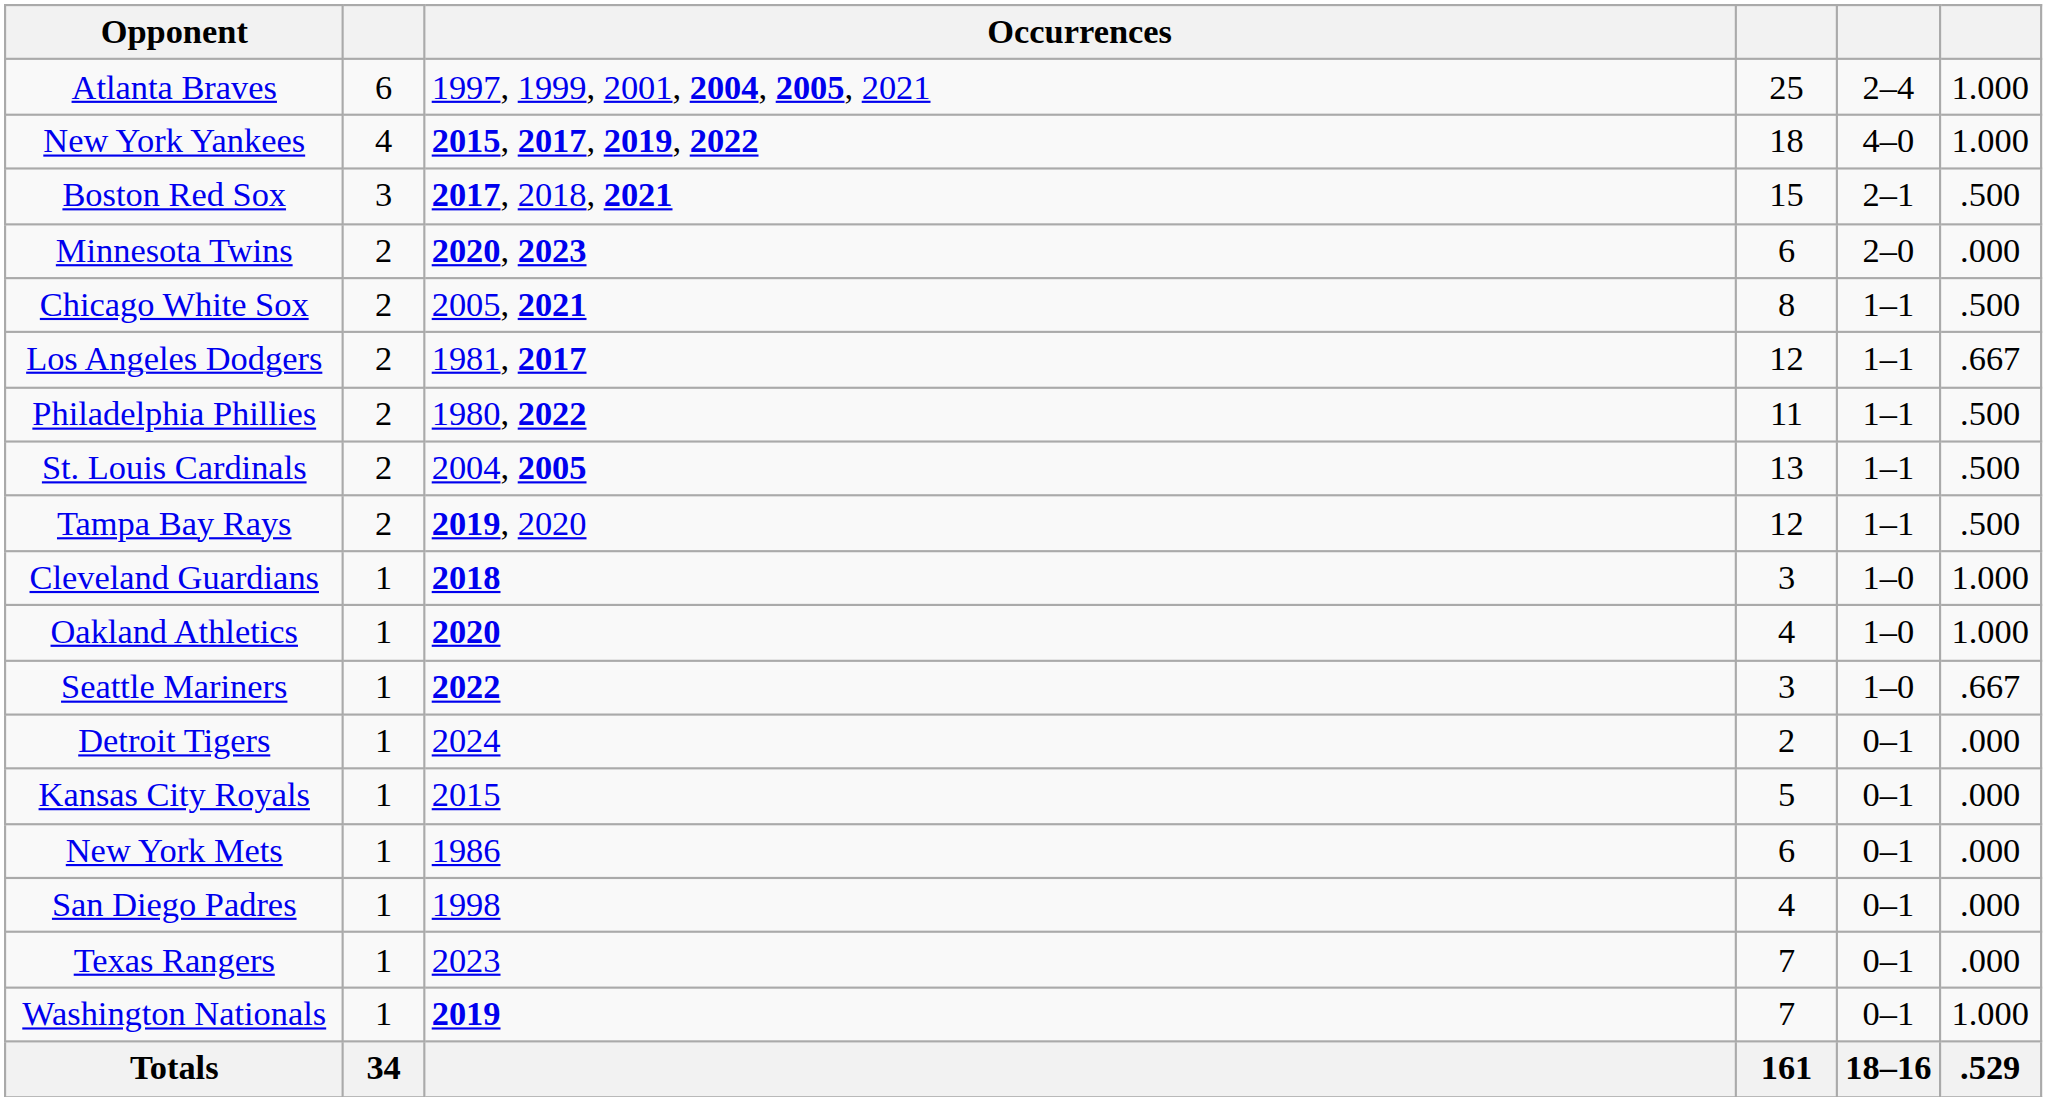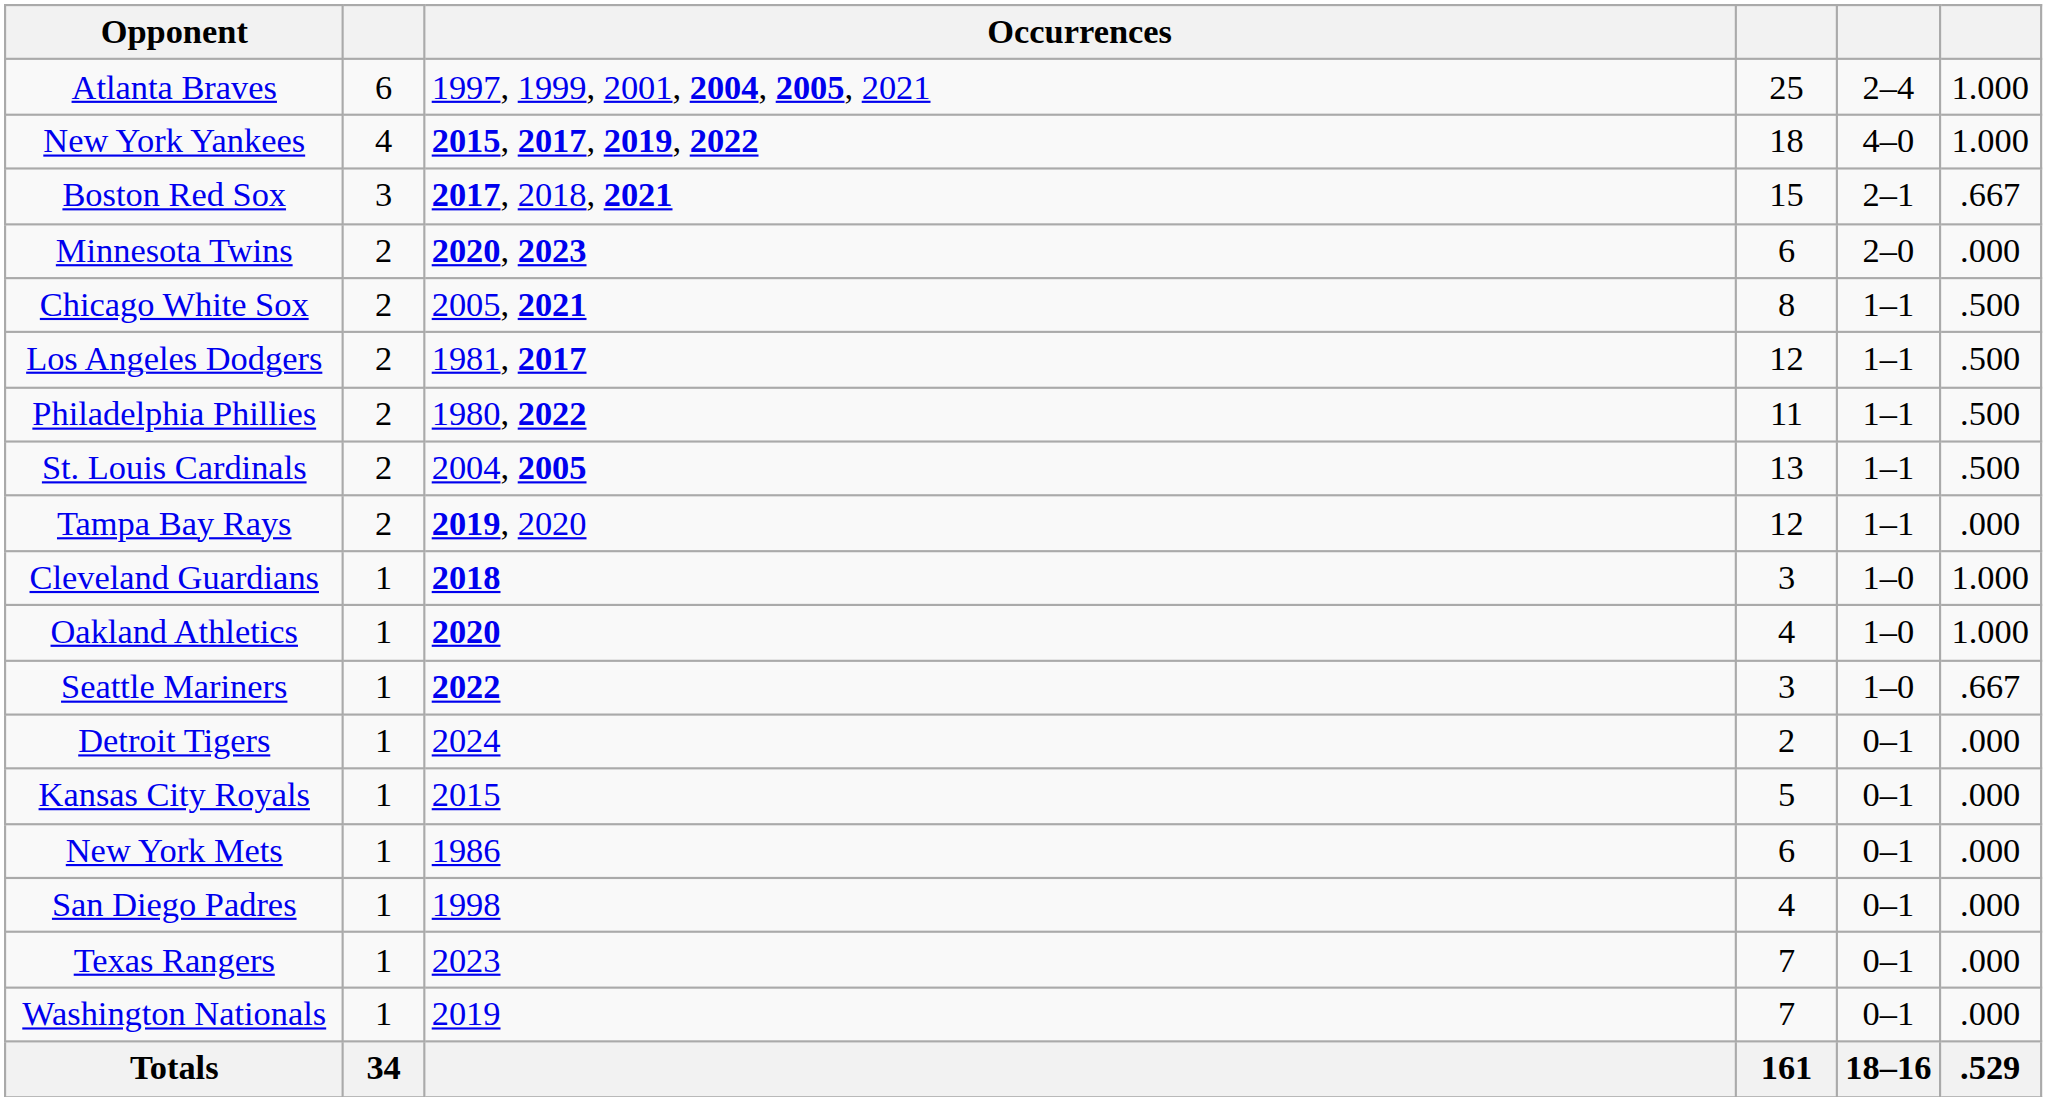(1990, 195) .500 -> (1990, 195) .667
(1990, 359) .667 -> (1990, 359) .500
(1990, 522) .500 -> (1990, 522) .000
(466, 1013) bold -> (466, 1013) normal
(1990, 1013) 1.000 -> (1990, 1013) .000
